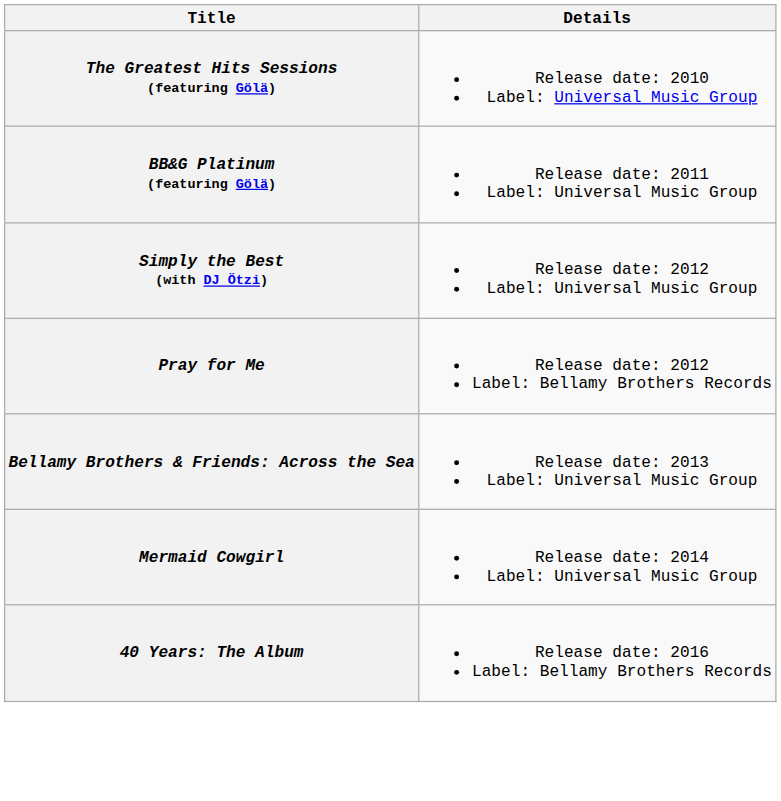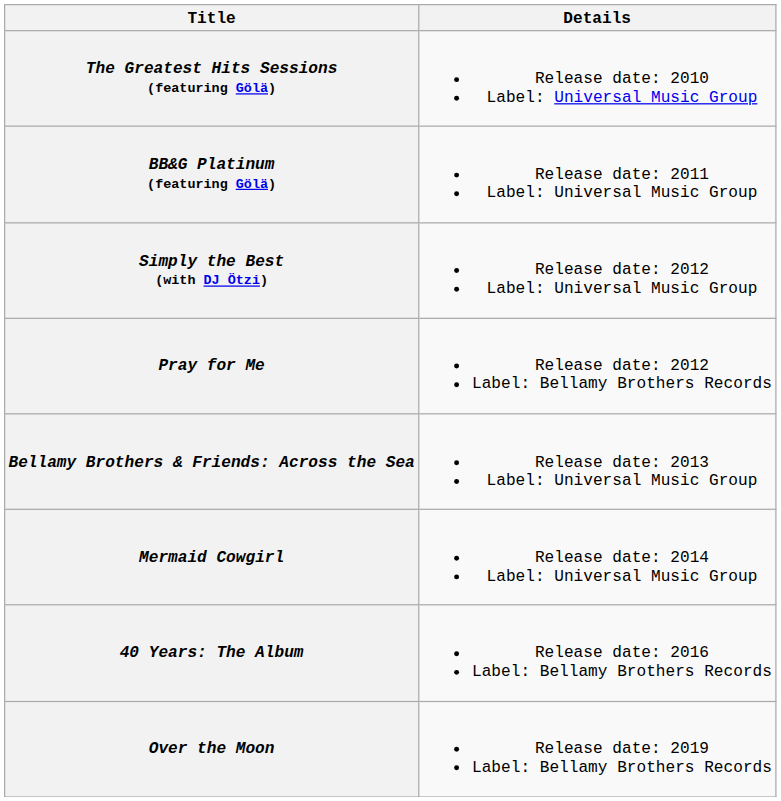+ row: (212, 749)
